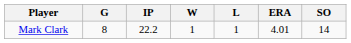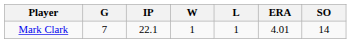(104, 30) 8 -> (104, 30) 7
(148, 30) 22.2 -> (148, 30) 22.1
